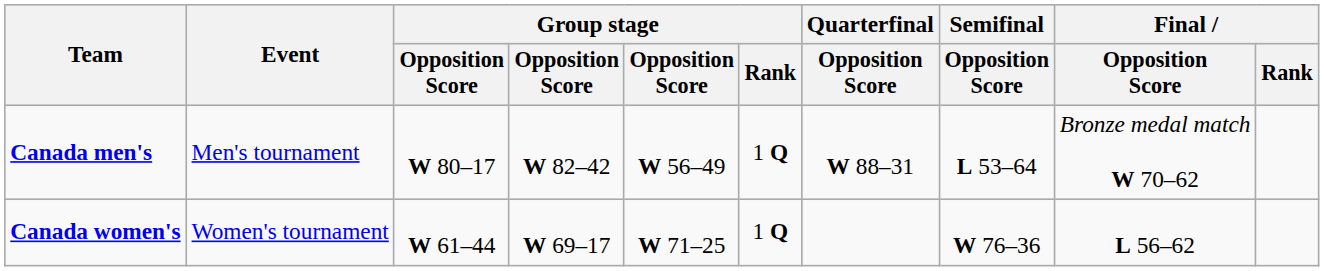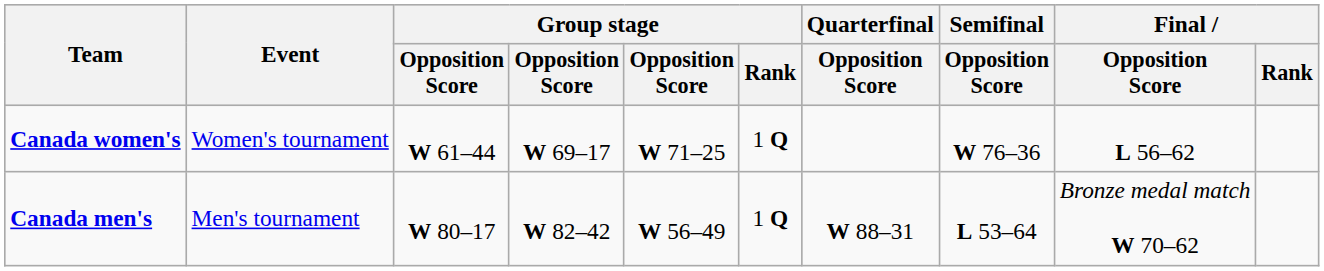rows swapped: (81, 152) <-> (95, 232)
